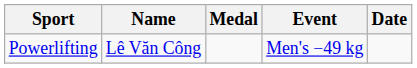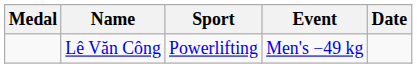columns swapped: (234, 19) <-> (53, 19)
